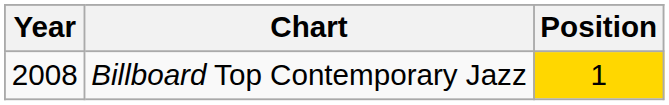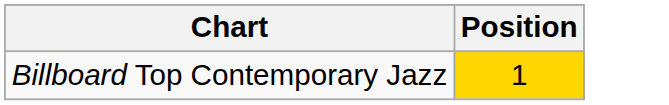- column: (45, 27)
